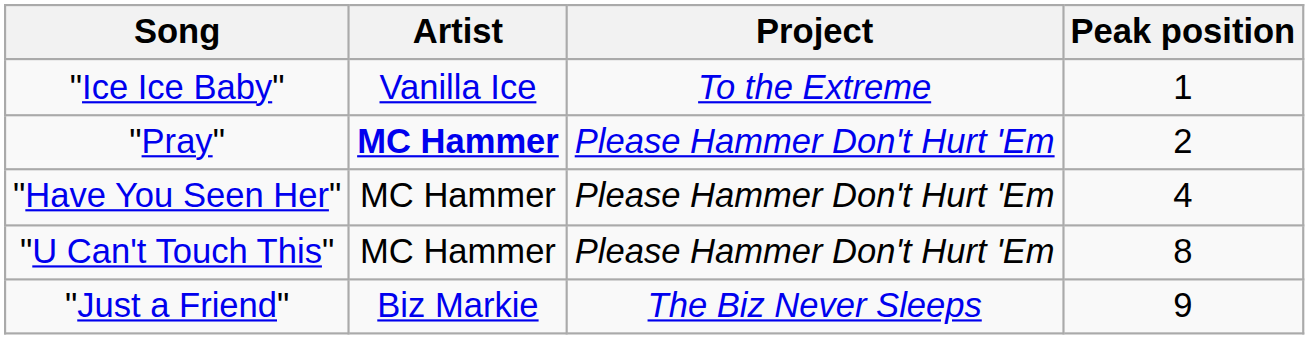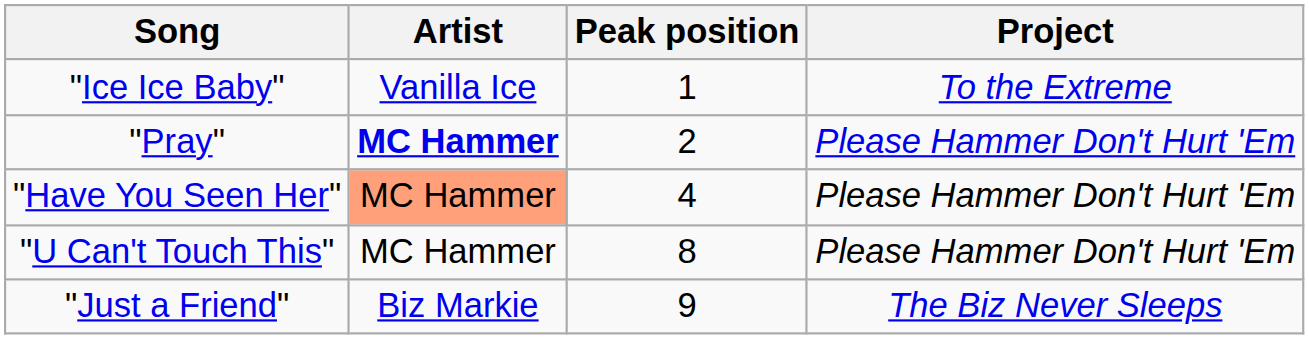columns swapped: (815, 31) <-> (1183, 31)
(458, 196) no background -> (458, 196) lightsalmon background
